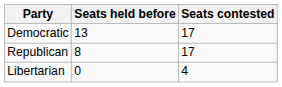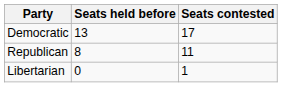(188, 52) 17 -> (188, 52) 11
(185, 71) 4 -> (185, 71) 1
